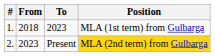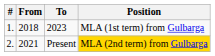(29, 43) 2023 -> (29, 43) 2021
